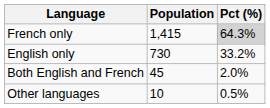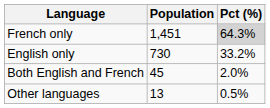(165, 34) 1,415 -> (165, 34) 1,451
(157, 93) 10 -> (157, 93) 13
